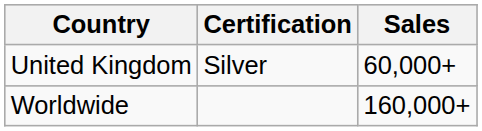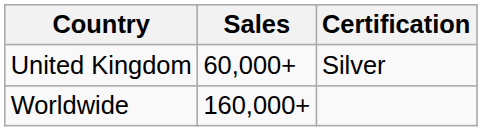columns swapped: (417, 24) <-> (278, 24)
